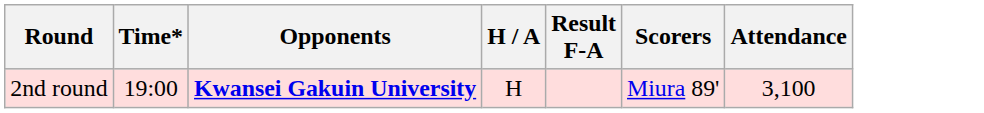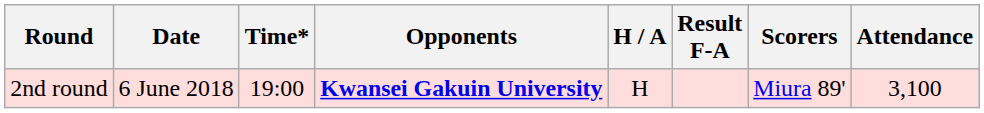+ column: (176, 36)
